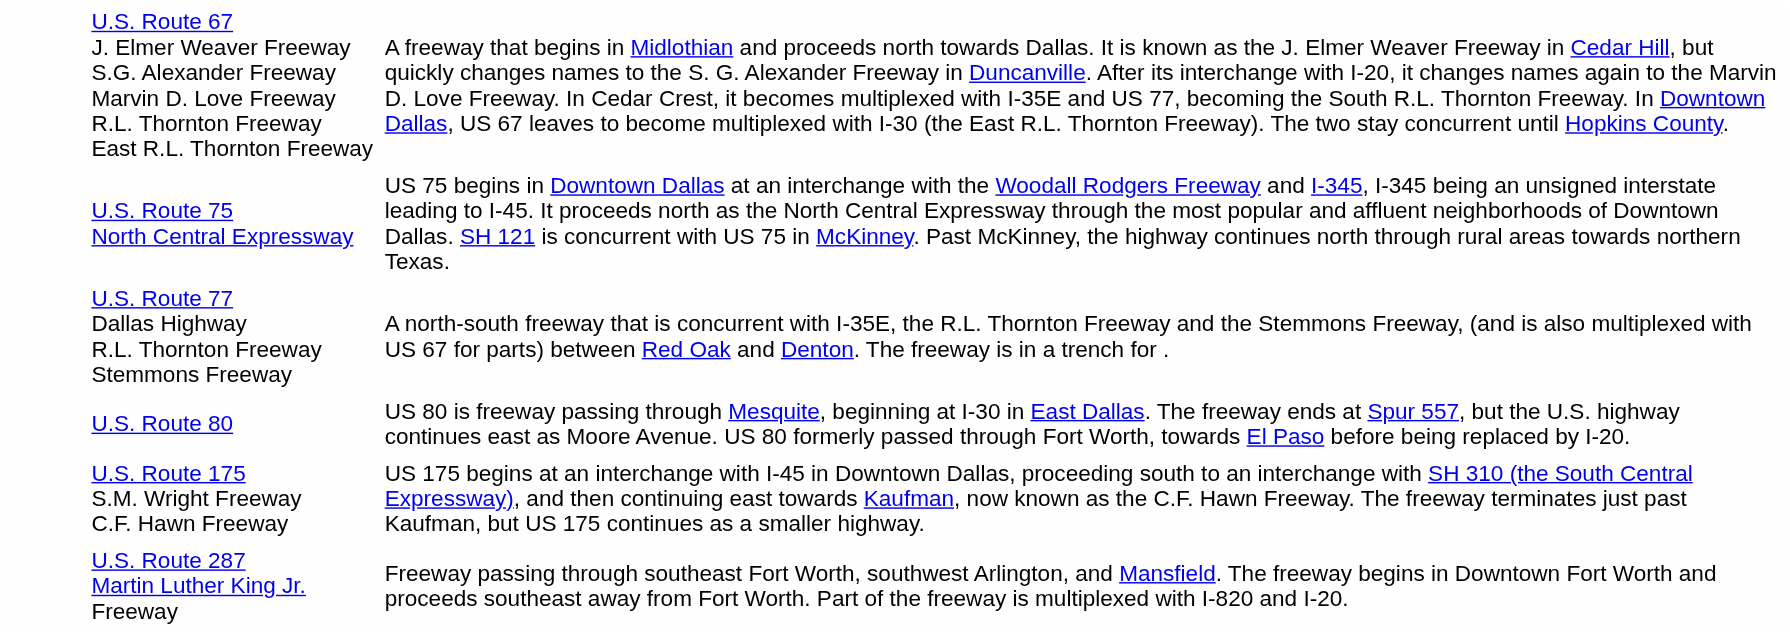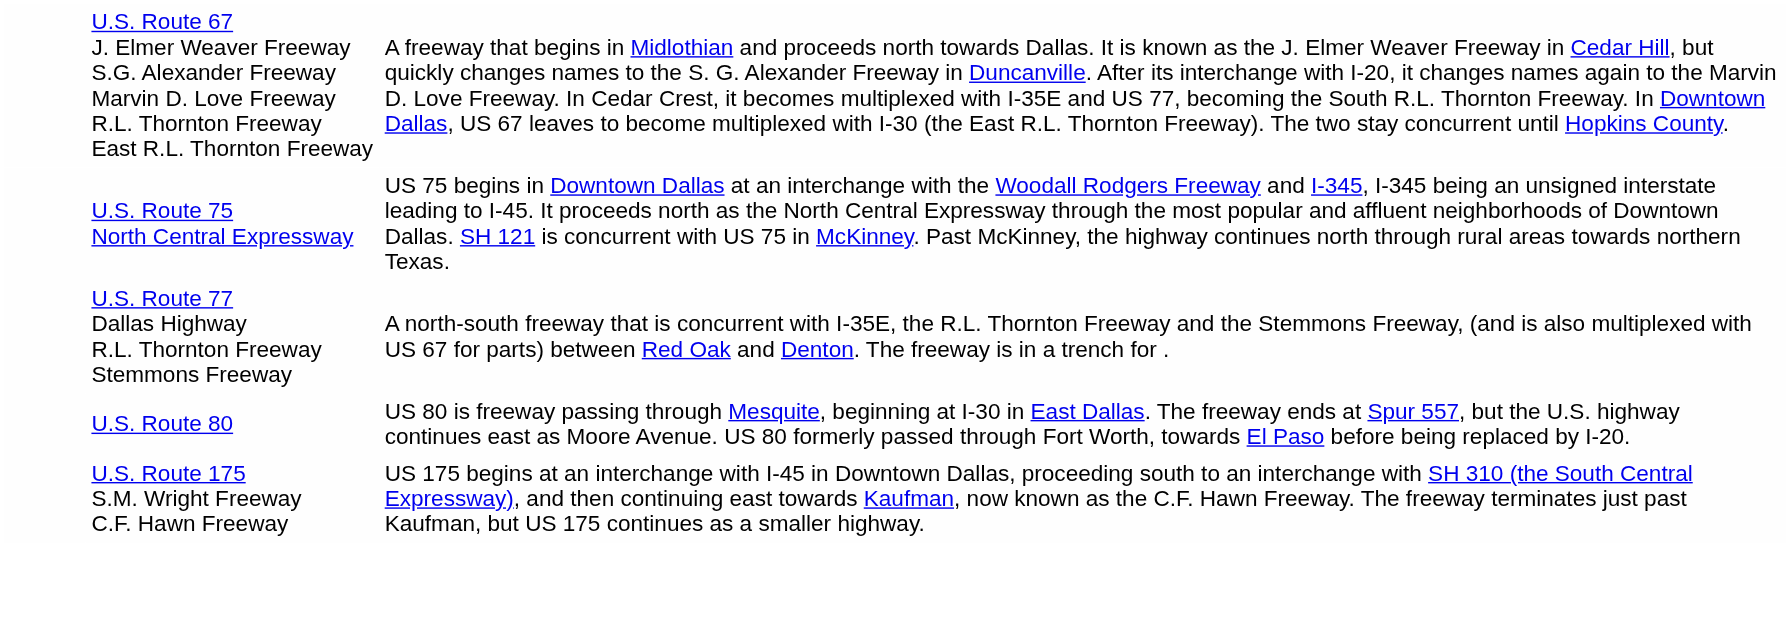- row: (199, 586)
